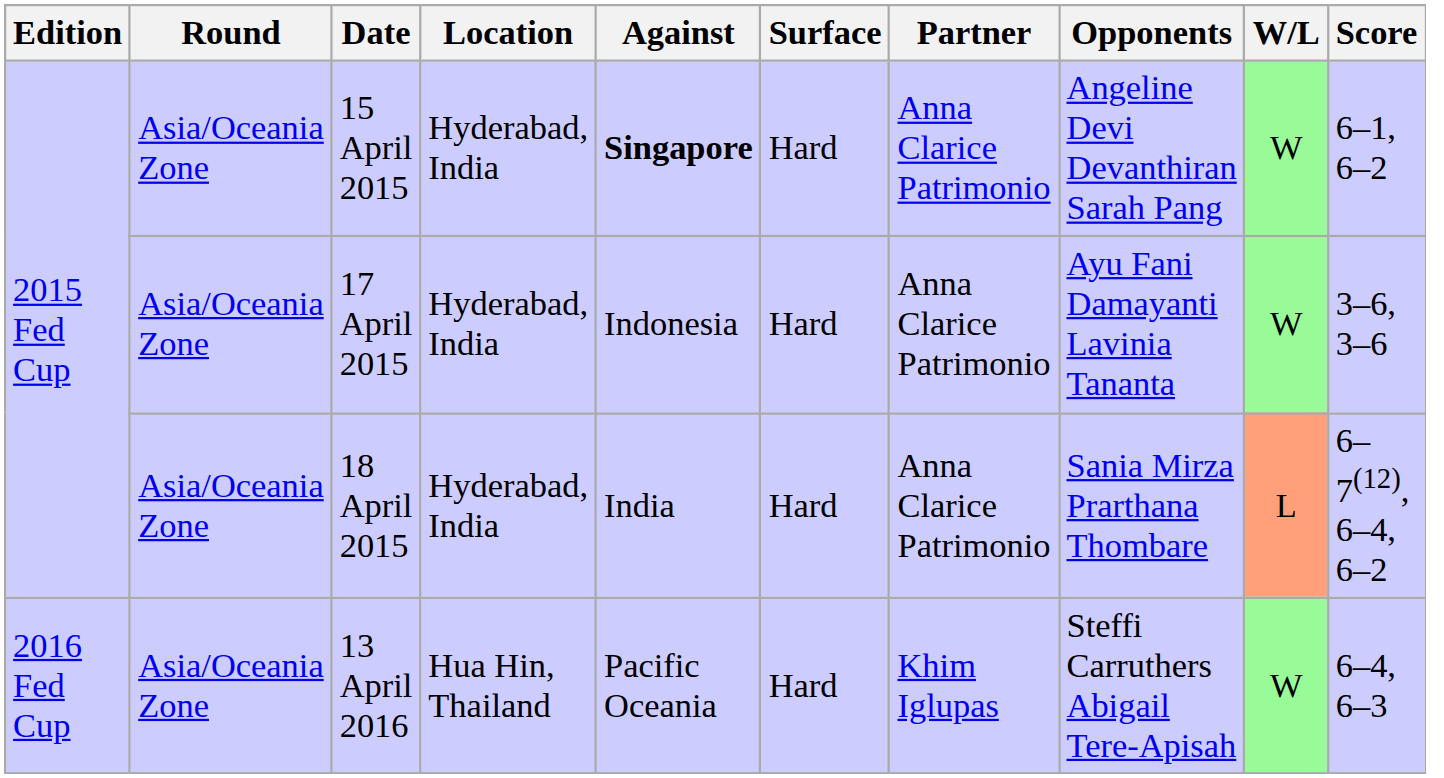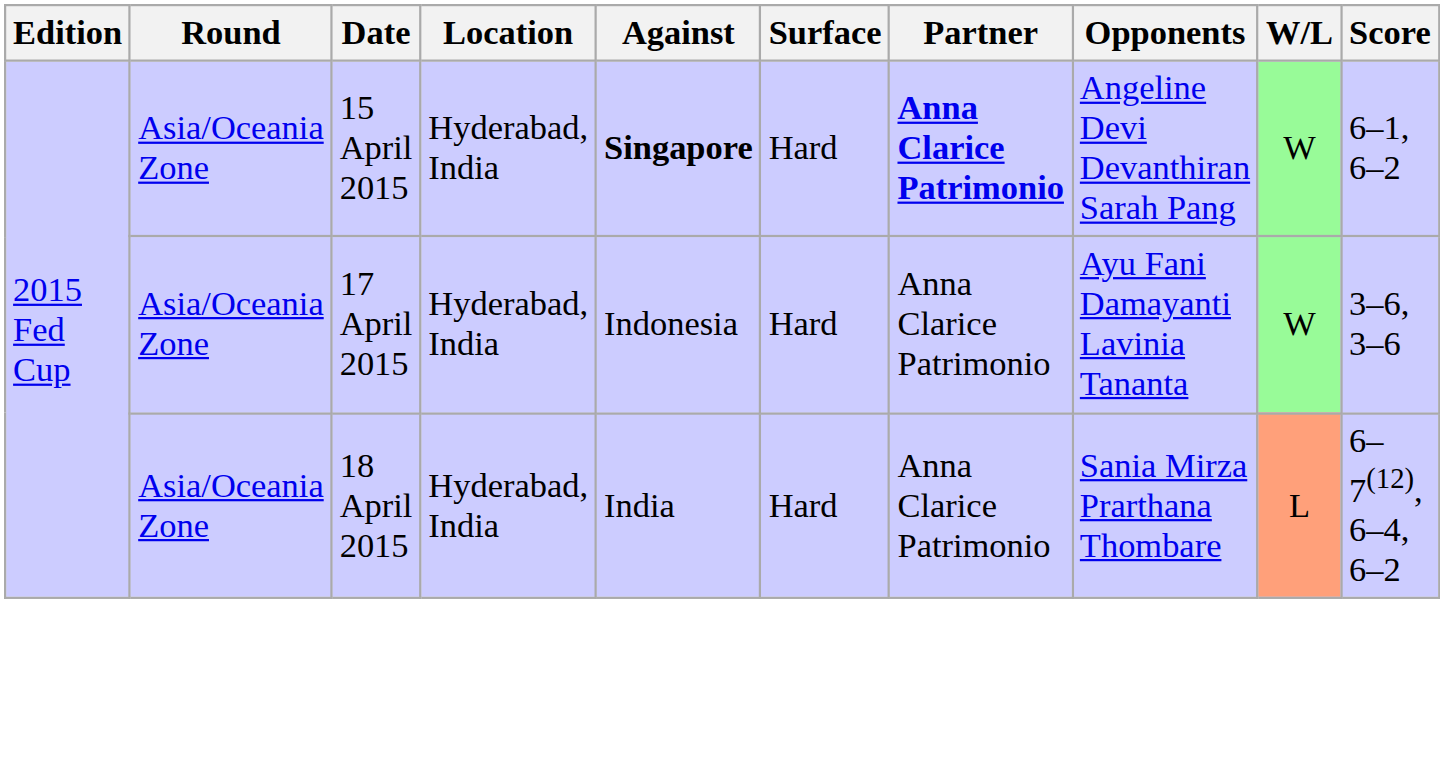(974, 147) normal -> (981, 147) bold
- row: (376, 684)
